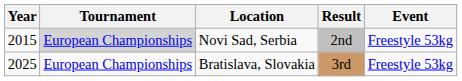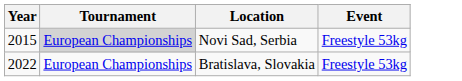- column: (341, 16)
(22, 64) 2025 -> (22, 64) 2022
